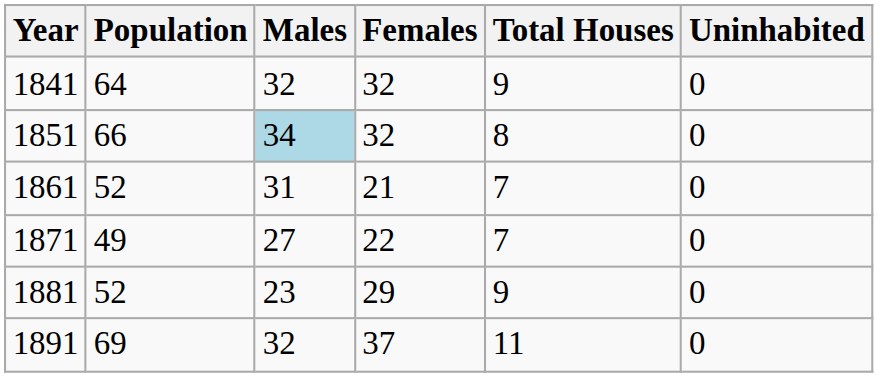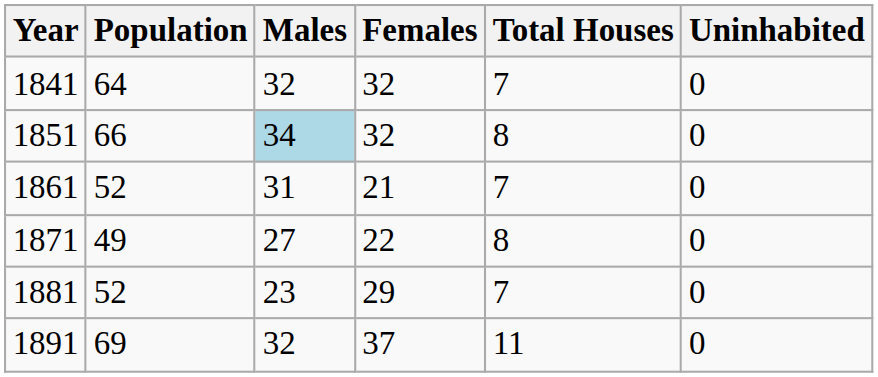(501, 82) 9 -> (501, 82) 7
(501, 239) 7 -> (501, 239) 8
(501, 291) 9 -> (501, 291) 7
